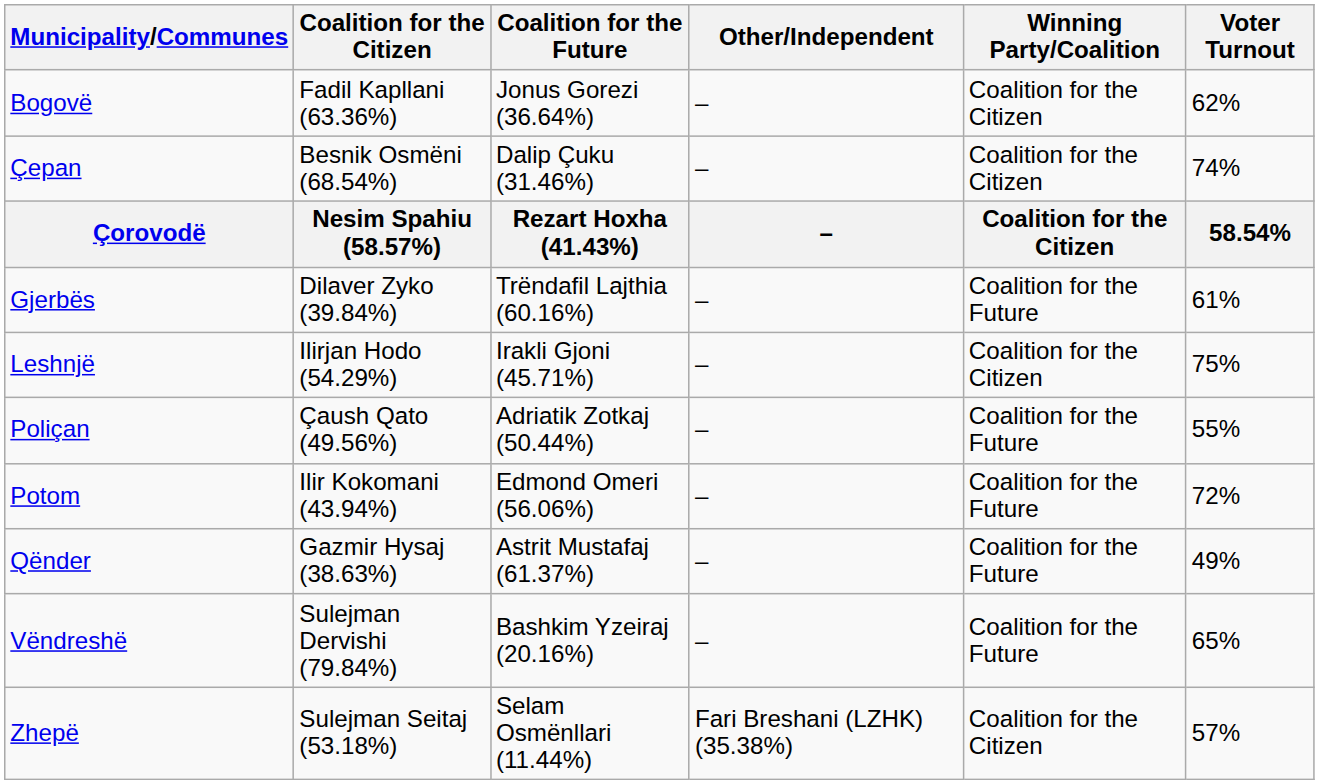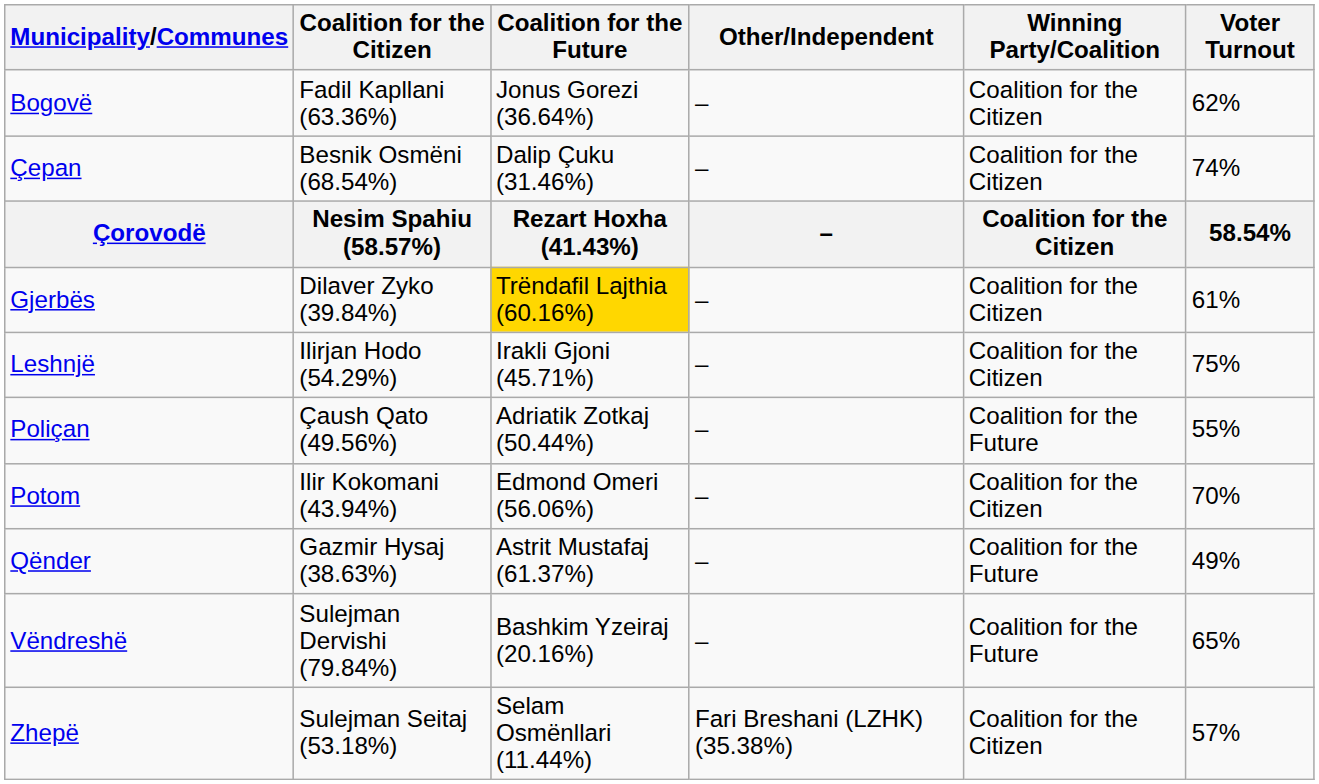(581, 299) no background -> (581, 299) gold background
(1053, 299) Coalition for the Future -> (1053, 299) Coalition for the Citizen
(1053, 495) Coalition for the Future -> (1053, 495) Coalition for the Citizen
(1216, 495) 72% -> (1216, 495) 70%
